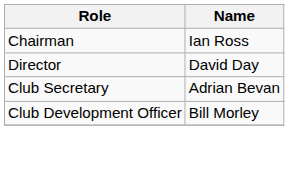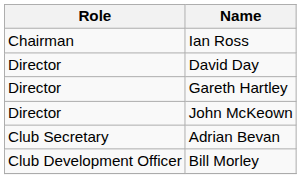+ row: (238, 88)
+ row: (241, 112)
